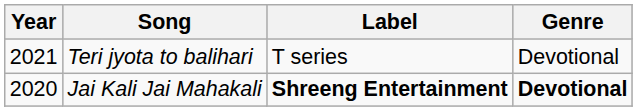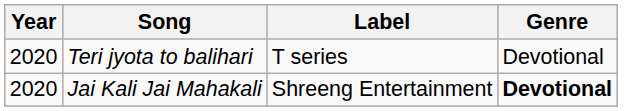(34, 56) 2021 -> (34, 56) 2020
(390, 90) bold -> (382, 90) normal
